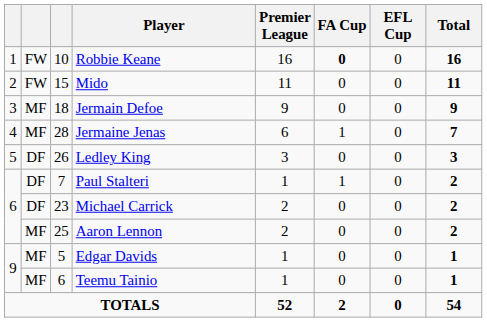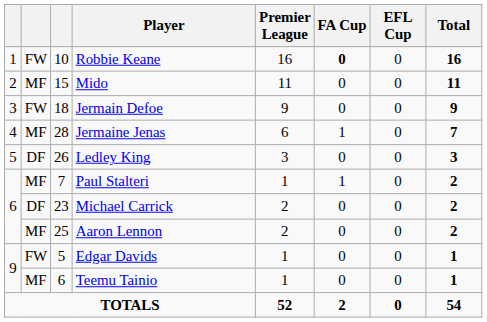(36, 83) FW -> (36, 83) MF
(36, 108) MF -> (36, 108) FW
(36, 181) DF -> (36, 181) MF
(36, 255) MF -> (36, 255) FW
